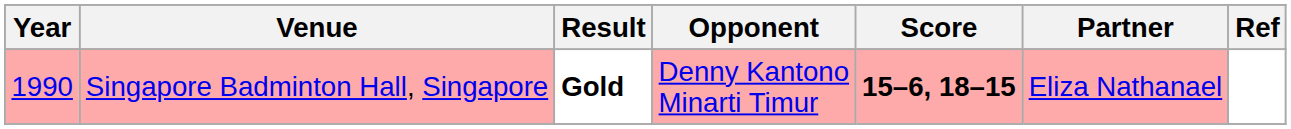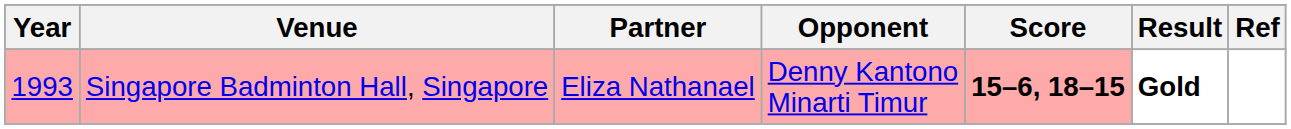columns swapped: (1125, 27) <-> (603, 27)
(42, 86) 1990 -> (42, 86) 1993
